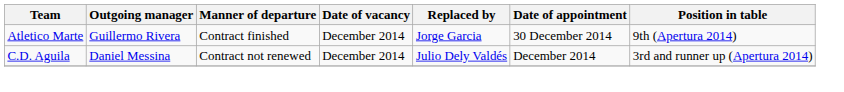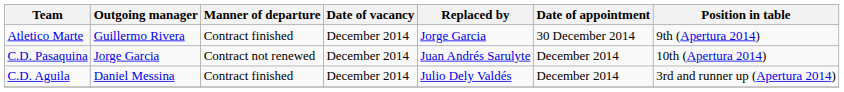+ row: (48, 55)
(255, 55) Contract not renewed -> (248, 76) Contract finished
